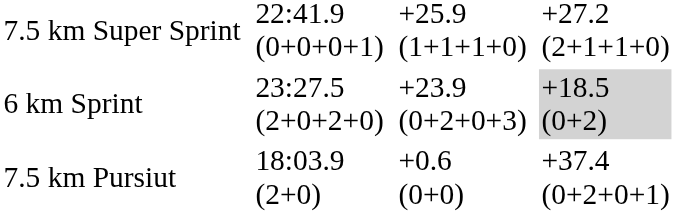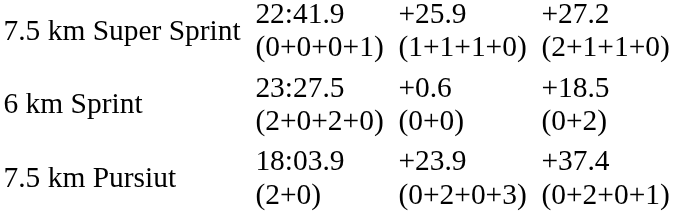(463, 103) +23.9 (0+2+0+3) -> (431, 103) +0.6 (0+0)
(576, 103) lightgrey background -> (576, 103) no background
(431, 177) +0.6 (0+0) -> (463, 177) +23.9 (0+2+0+3)
